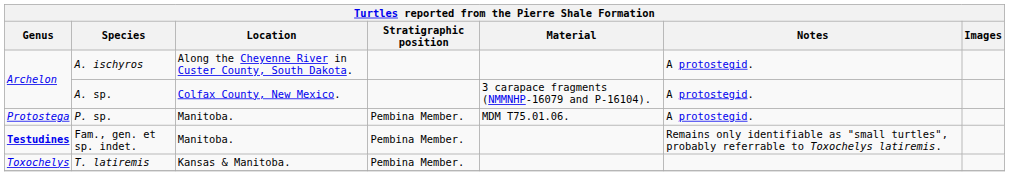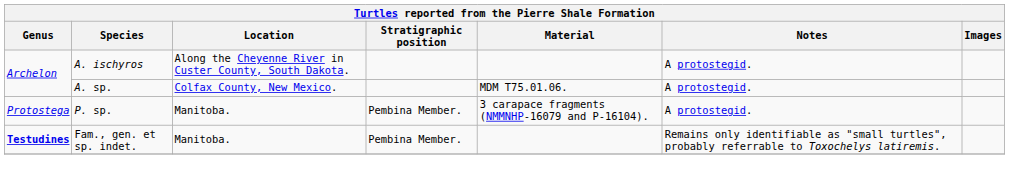(566, 94) 3 carapace fragments (NMMNHP-16079 and P-16104). -> (524, 88) MDM T75.01.06.
(526, 117) MDM T75.01.06. -> (564, 111) 3 carapace fragments (NMMNHP-16079 and P-16104).
- row: (112, 163)
